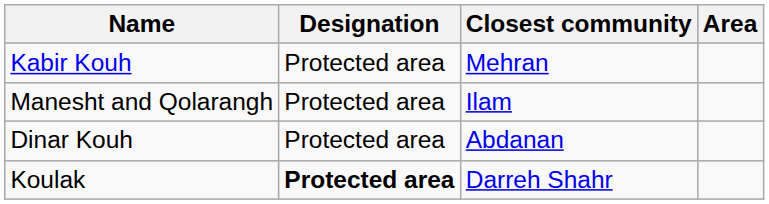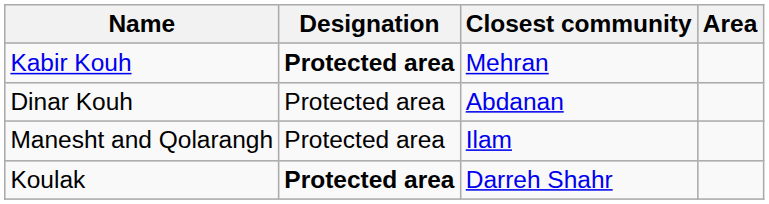(365, 62) normal -> (369, 62) bold
rows swapped: (72, 140) <-> (142, 101)
